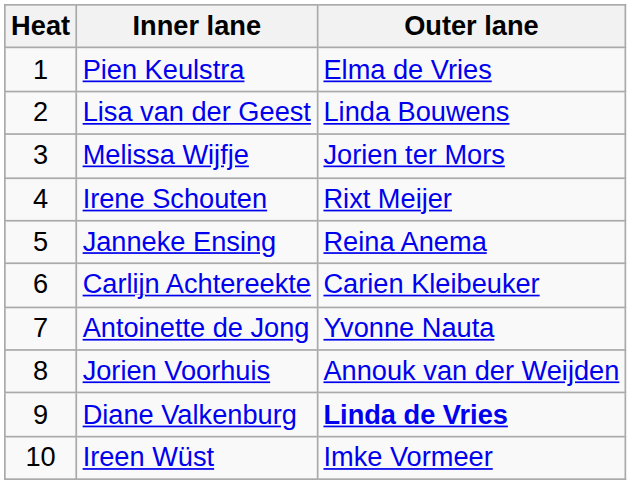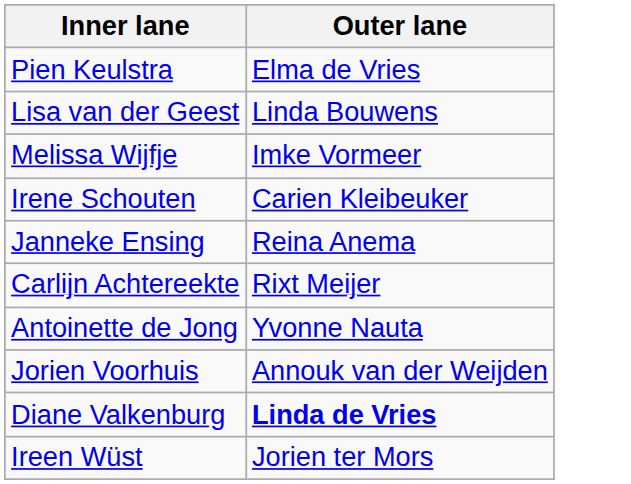- column: (41, 26)
(414, 155) Jorien ter Mors -> (337, 155) Imke Vormeer
(388, 198) Rixt Meijer -> (360, 198) Carien Kleibeuker
(432, 284) Carien Kleibeuker -> (316, 284) Rixt Meijer
(408, 457) Imke Vormeer -> (343, 457) Jorien ter Mors
